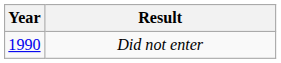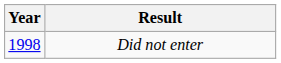(24, 44) 1990 -> (24, 44) 1998
